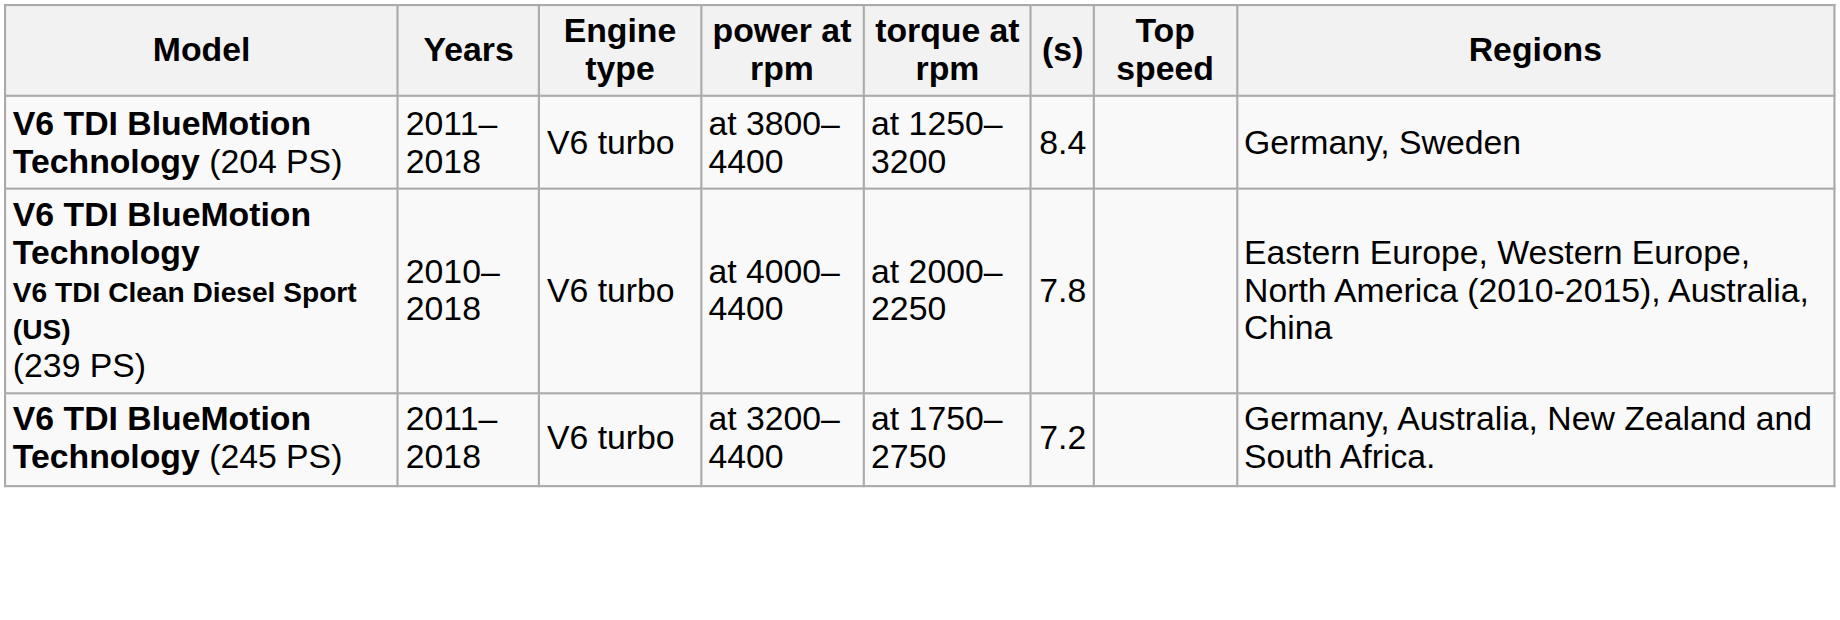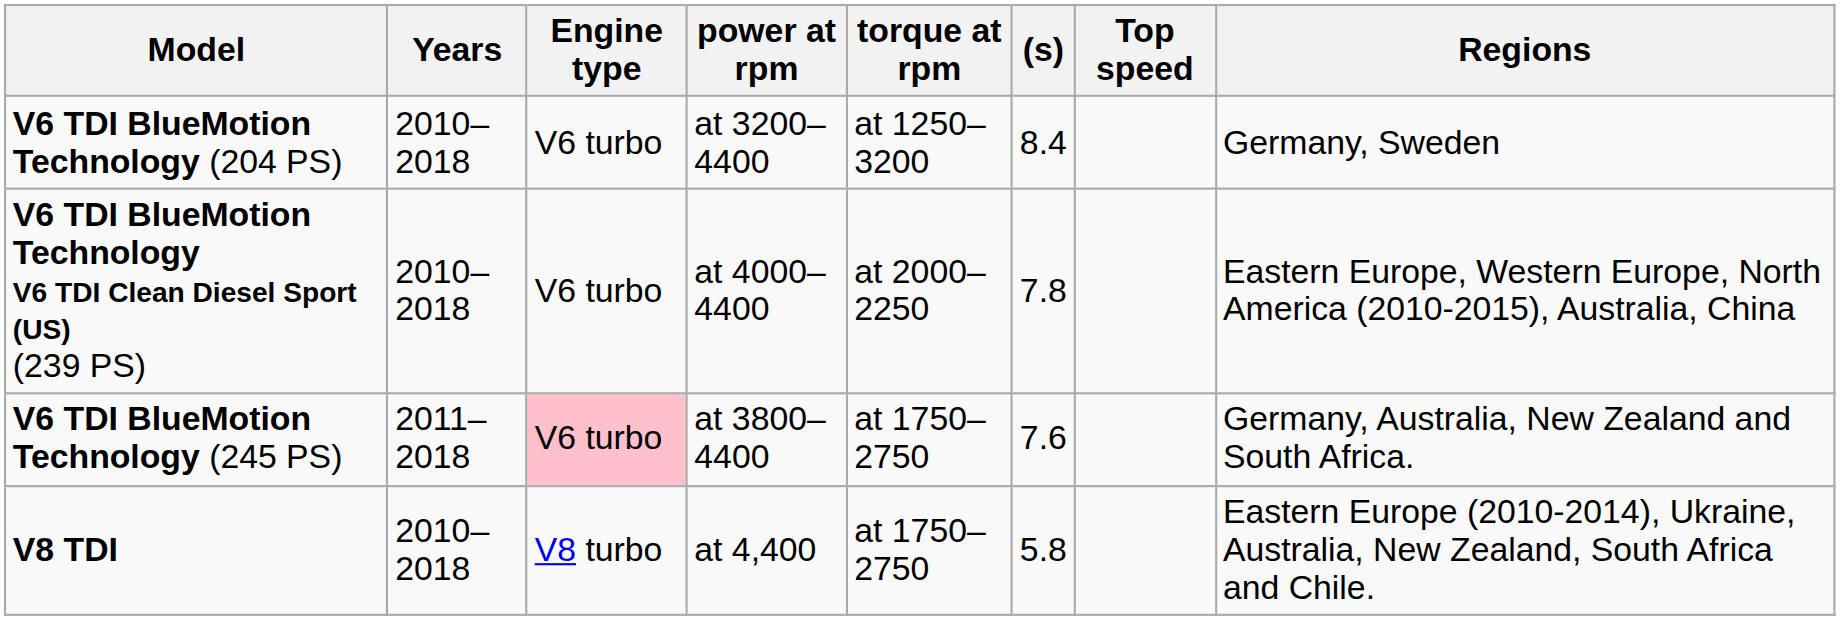(452, 141) 2011–2018 -> (442, 141) 2010–2018
(774, 141) at 3800–4400 -> (760, 141) at 3200–4400
(611, 438) no background -> (599, 438) pink background
(774, 438) at 3200–4400 -> (760, 438) at 3800–4400
(1063, 438) 7.2 -> (1043, 438) 7.6
+ row: (65, 549)
